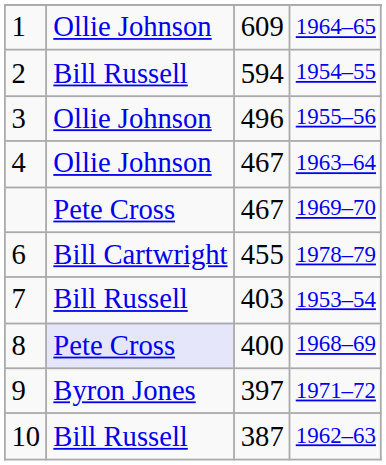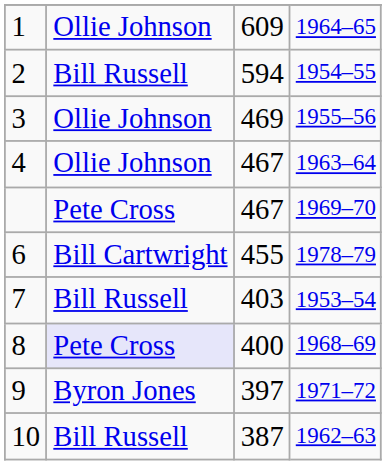(262, 118) 496 -> (262, 118) 469
